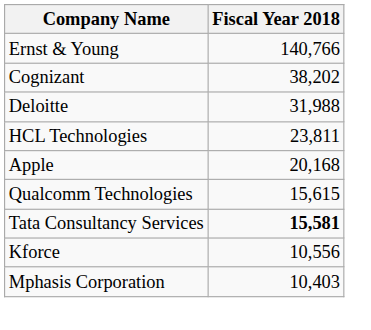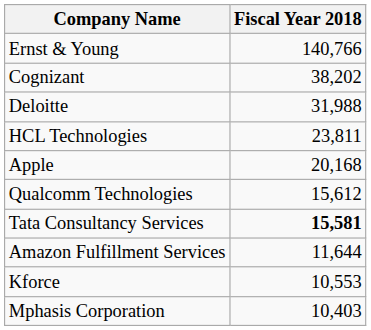(315, 194) 15,615 -> (336, 194) 15,612
+ row: (117, 252)
(315, 252) 10,556 -> (336, 281) 10,553
